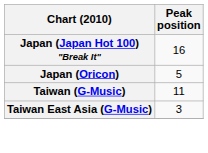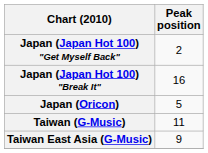+ row: (79, 50)
(179, 109) 3 -> (179, 139) 9
